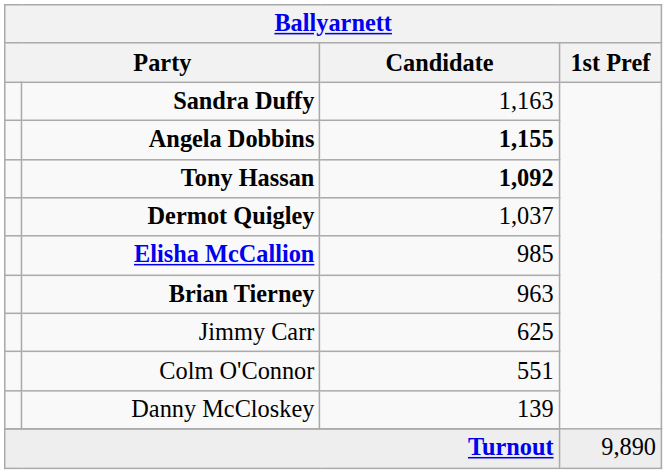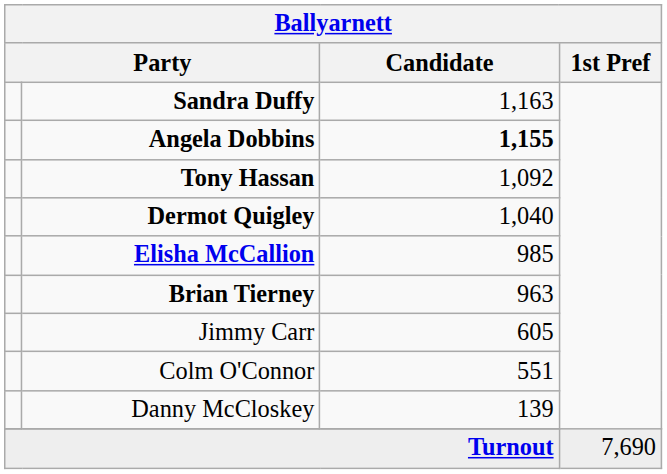(526, 178) bold -> (526, 178) normal
(526, 216) 1,037 -> (526, 216) 1,040
(535, 332) 625 -> (535, 332) 605
(629, 448) 9,890 -> (629, 448) 7,690
